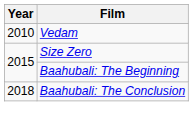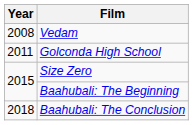(21, 33) 2010 -> (21, 33) 2008
+ row: (100, 52)
